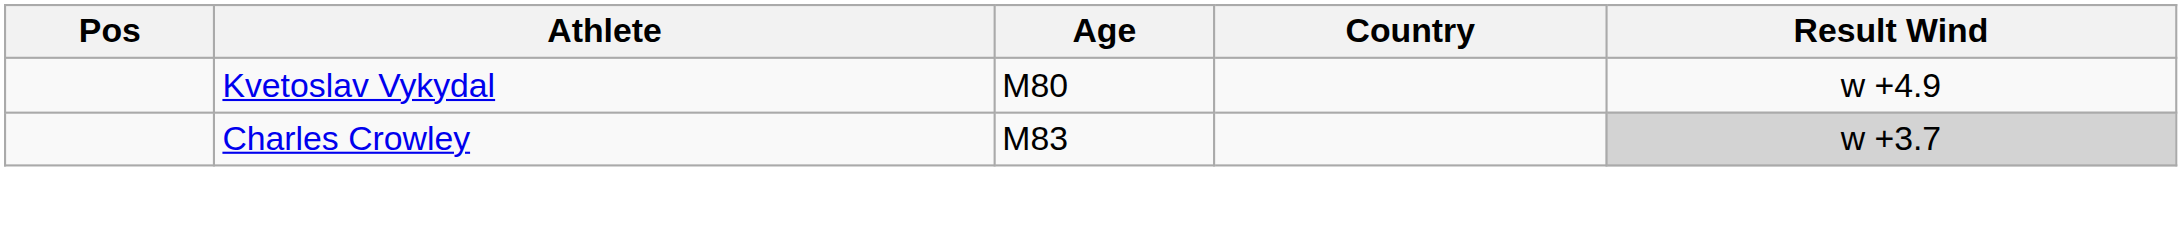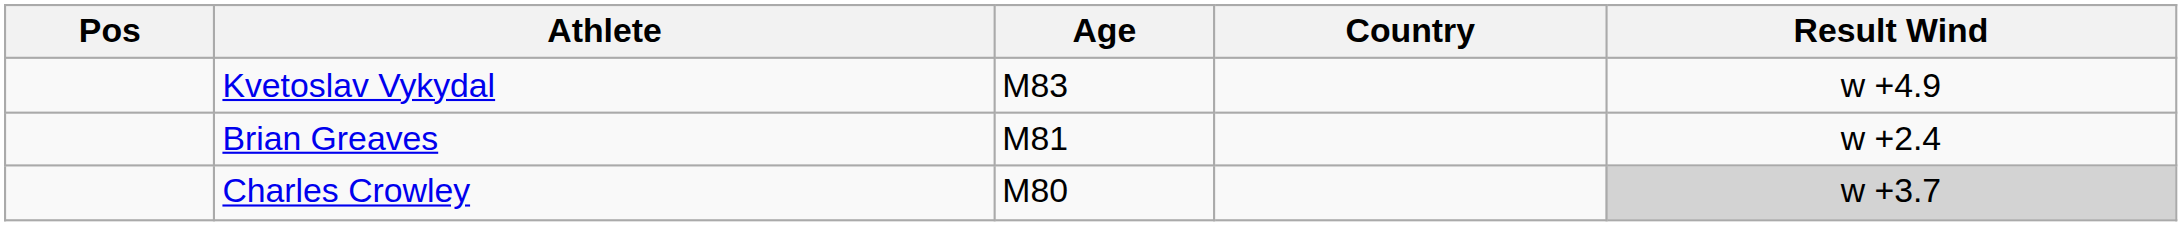(1035, 84) M80 -> (1035, 84) M83
+ row: (330, 138)
(1035, 138) M83 -> (1035, 191) M80
